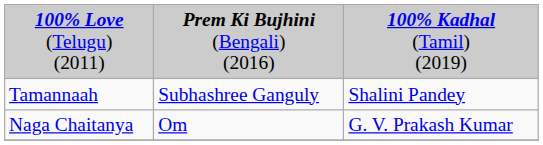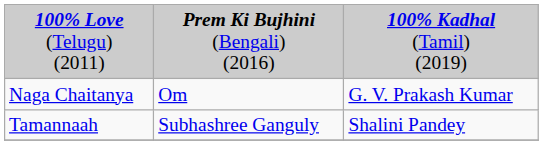rows swapped: (71, 124) <-> (54, 94)
